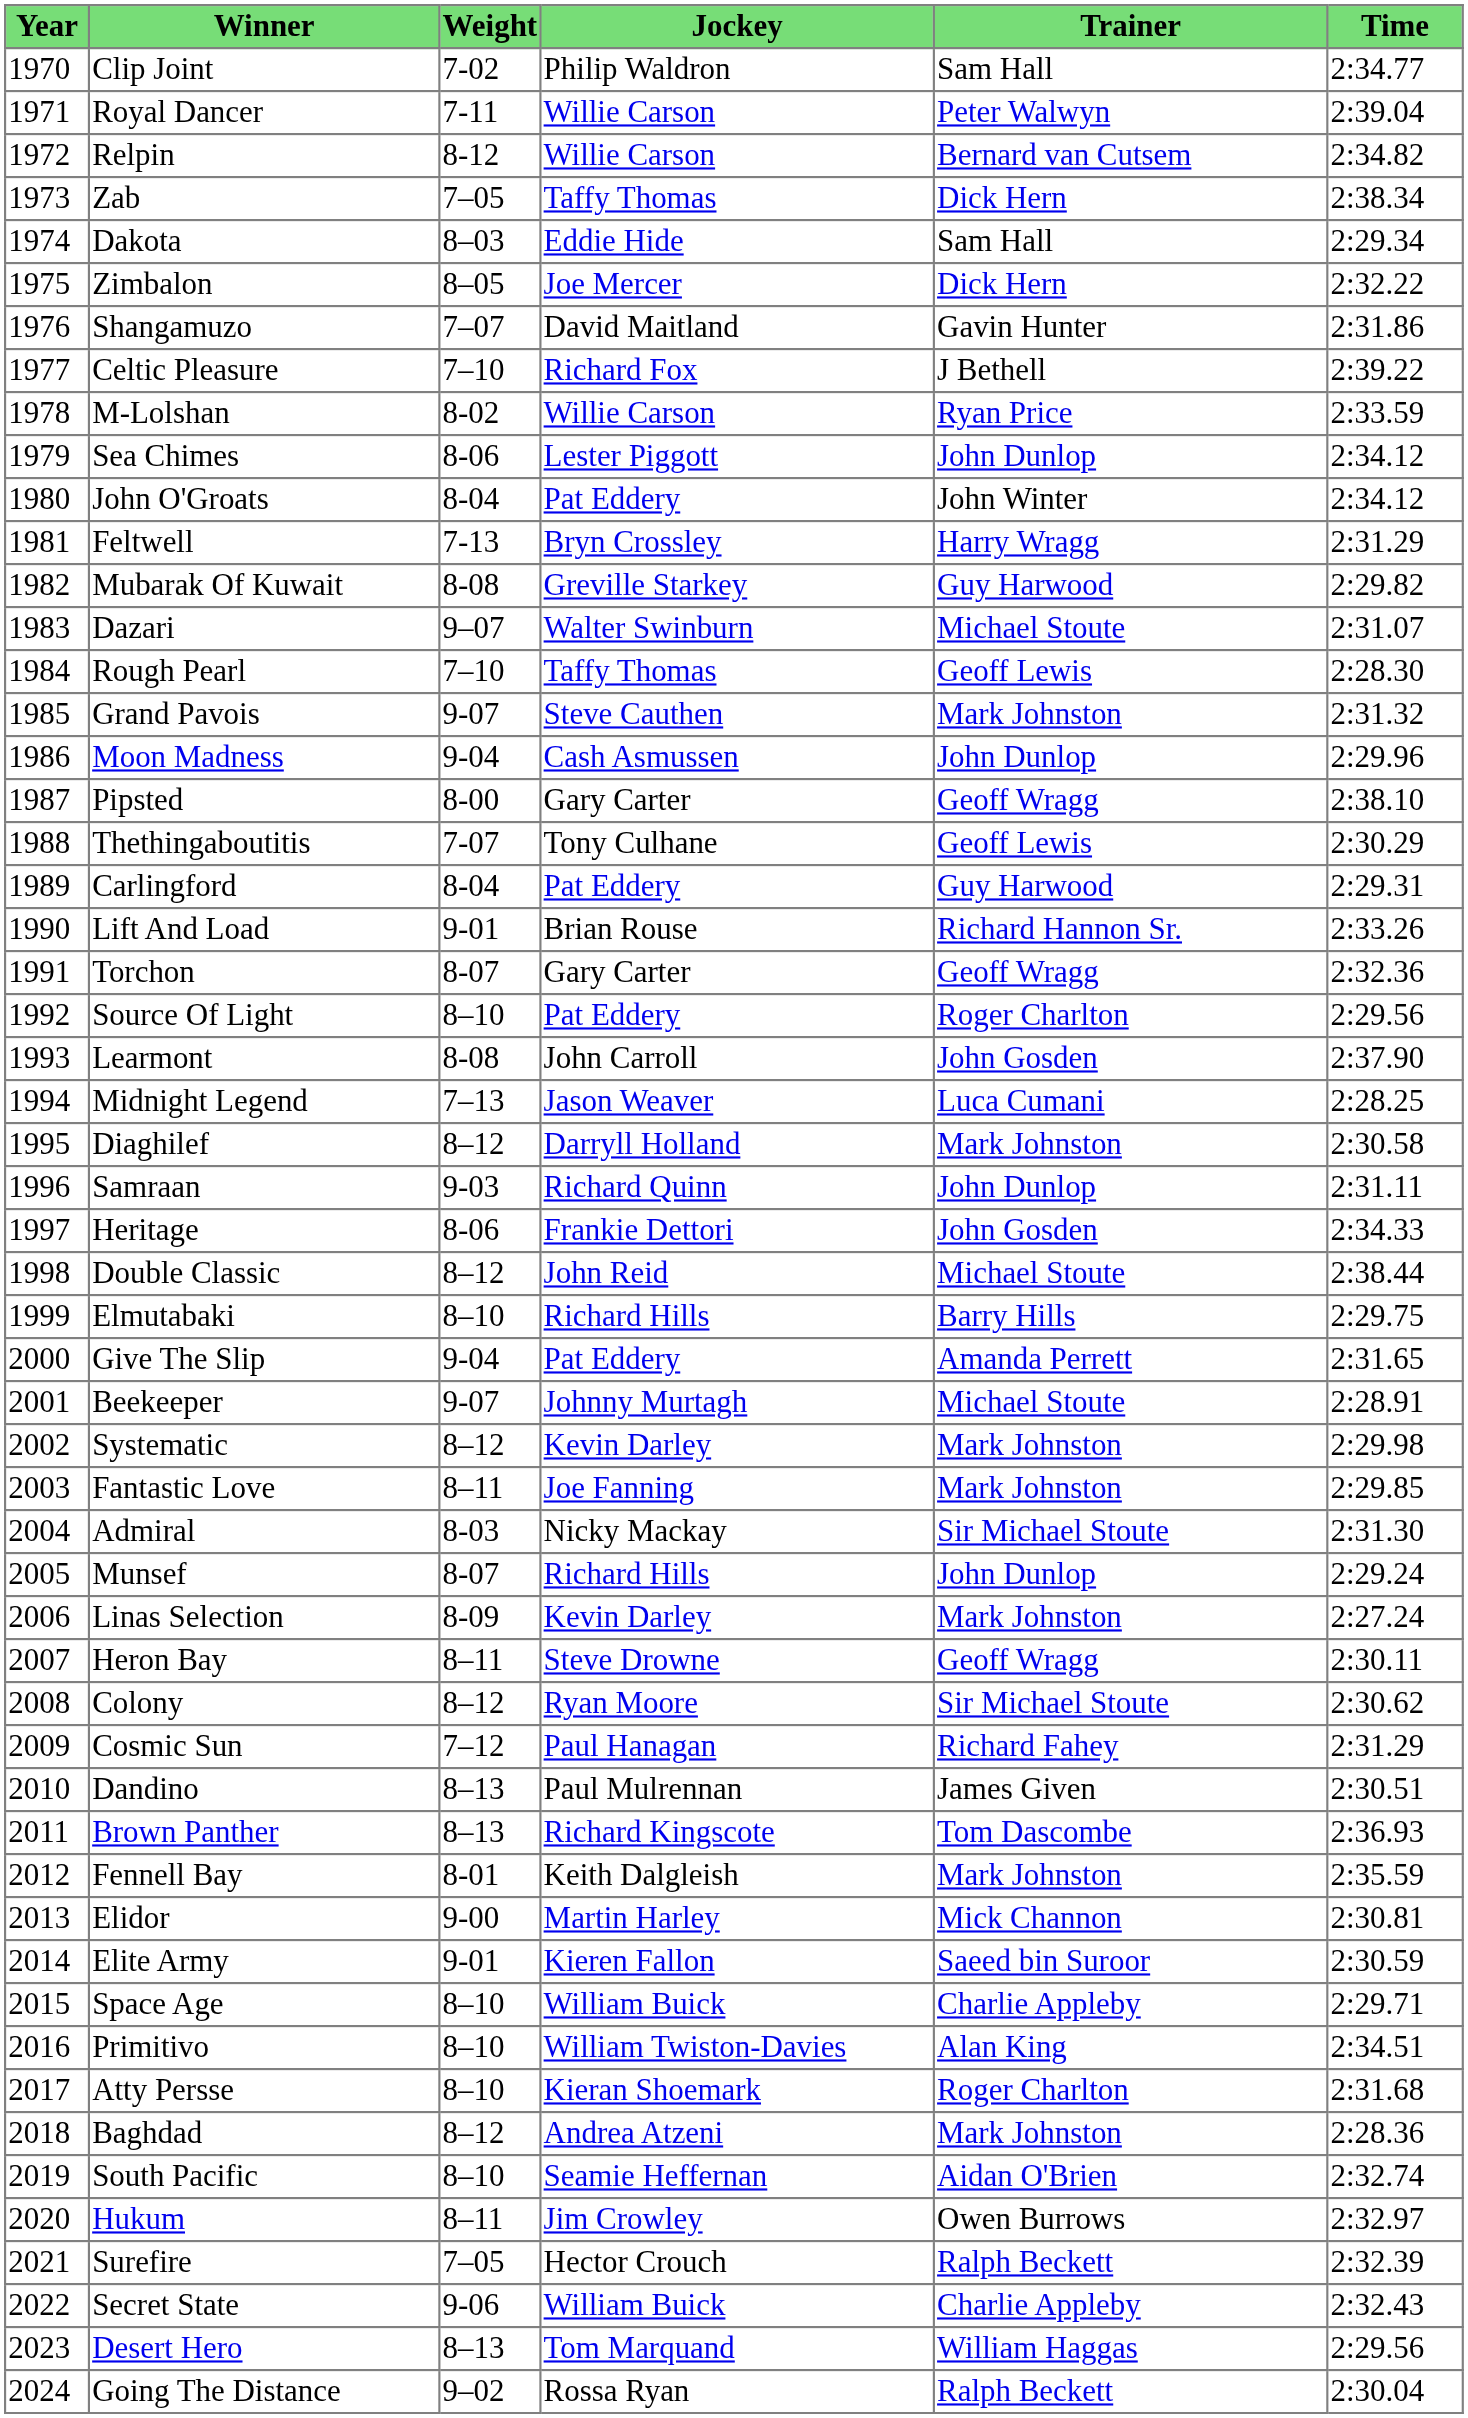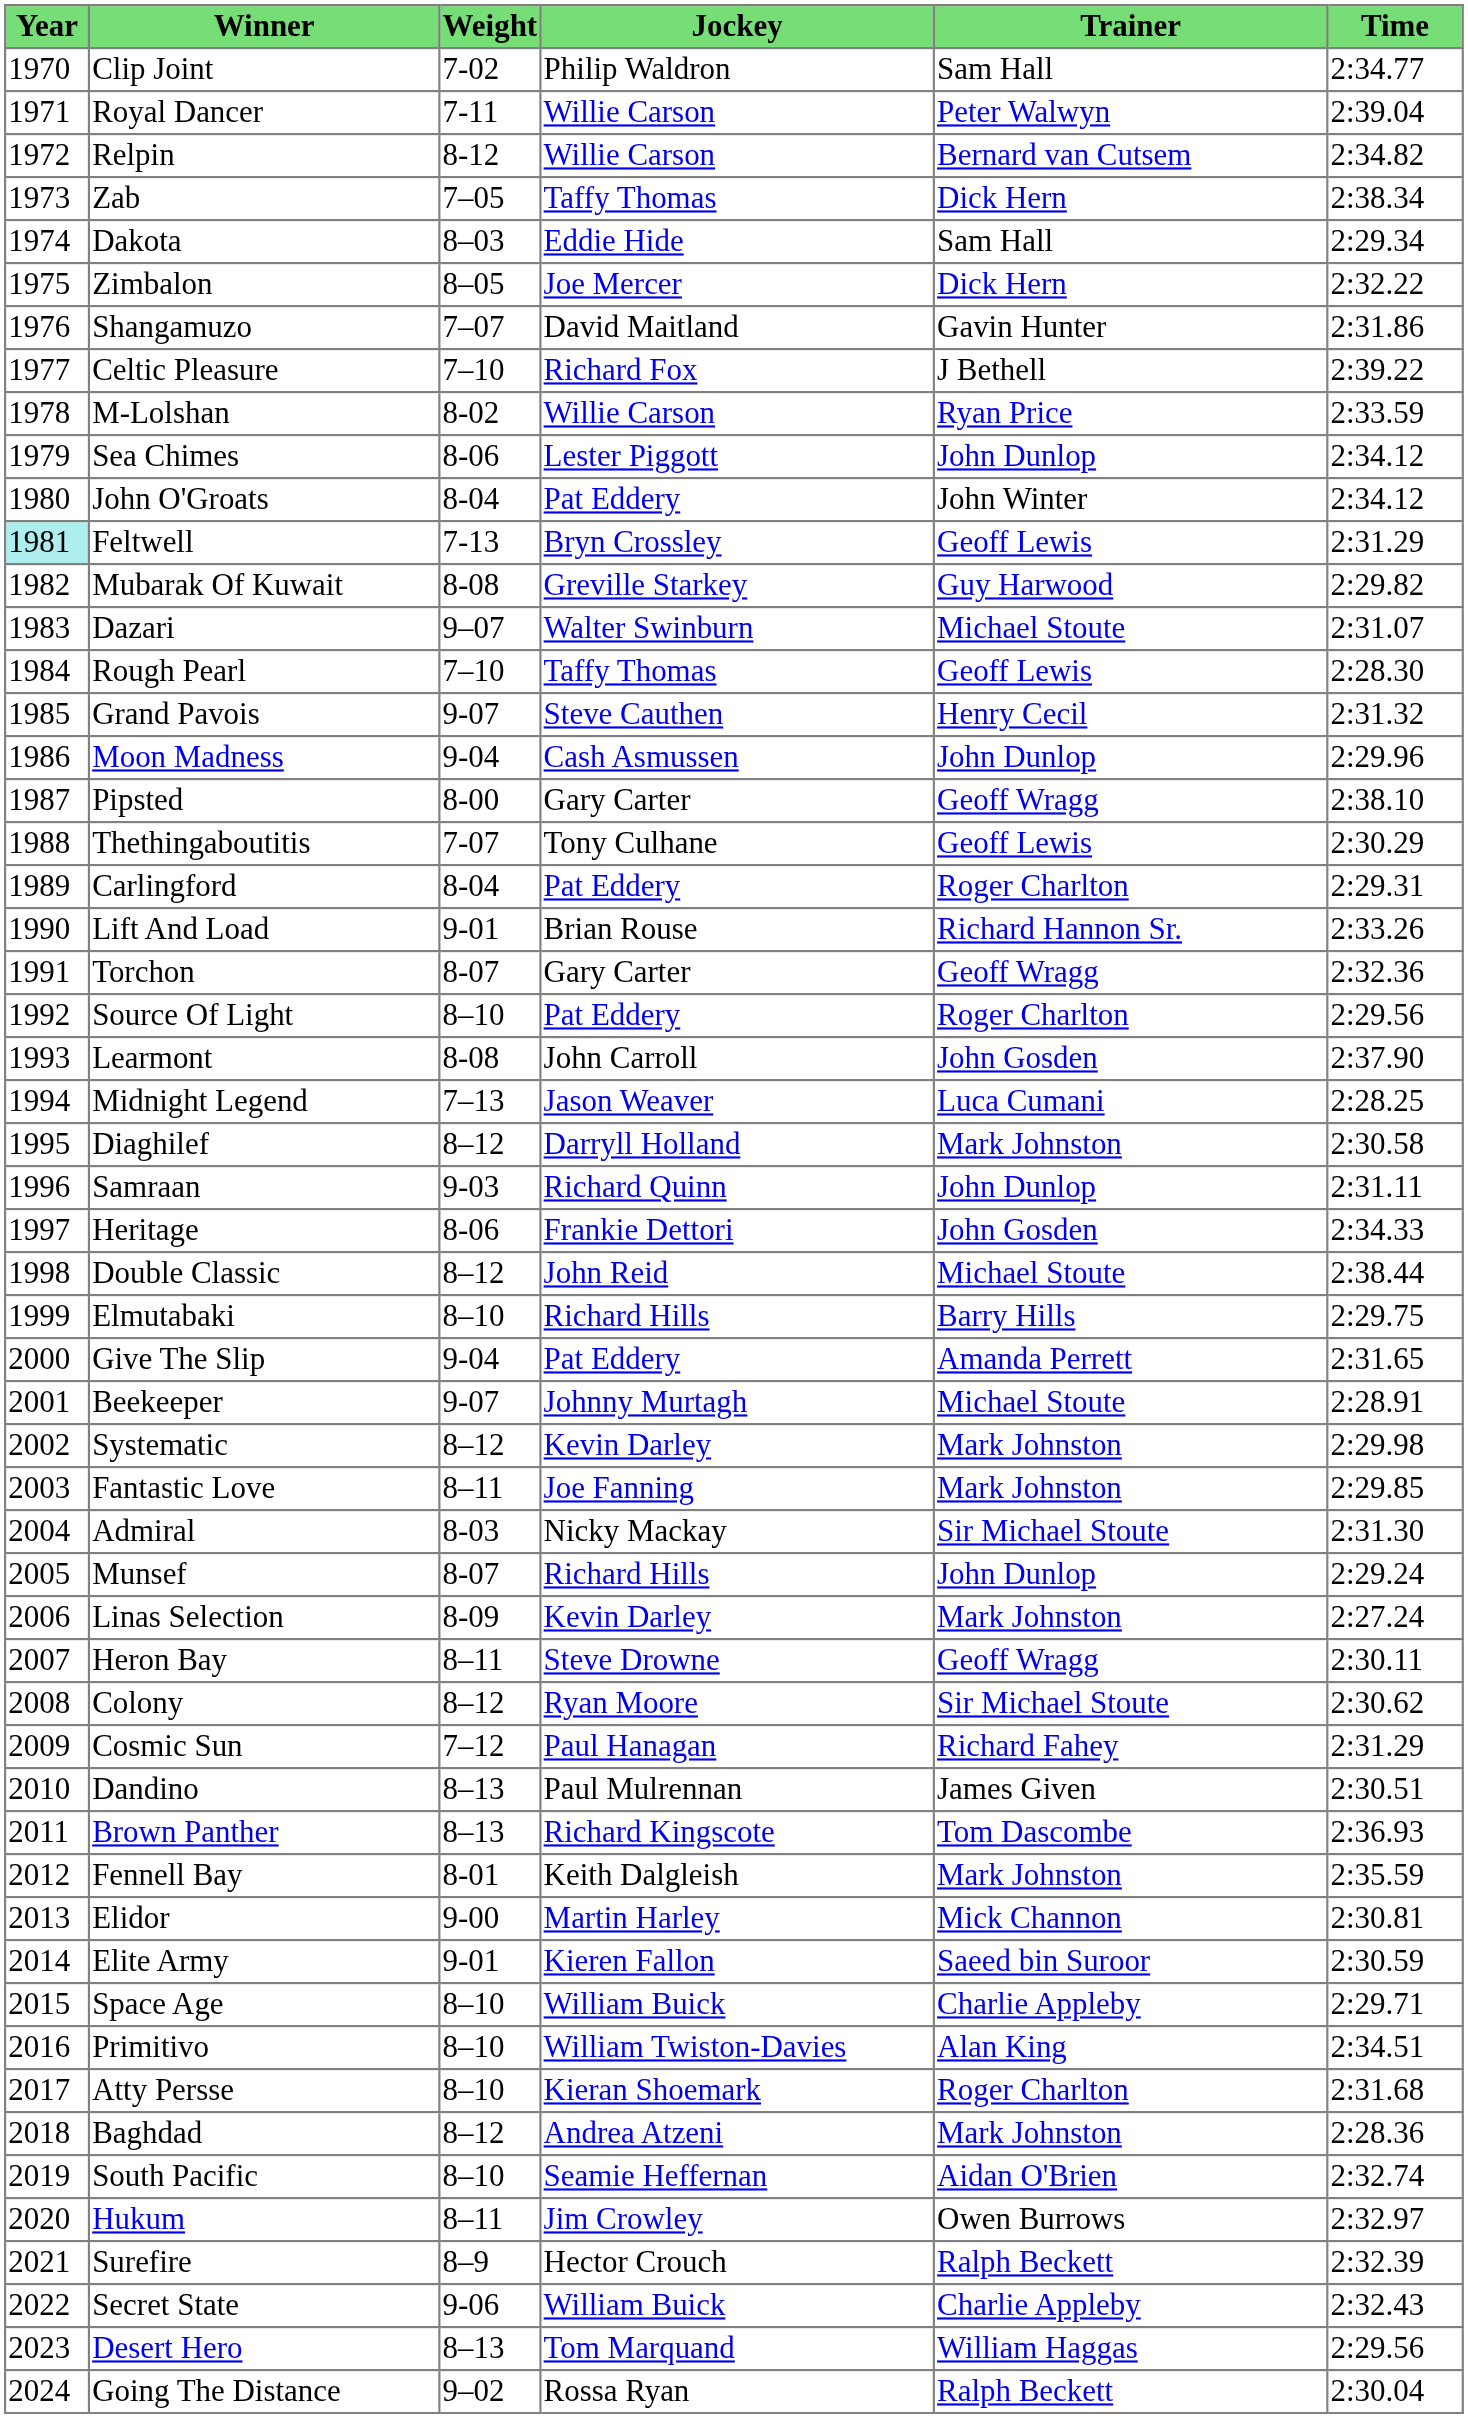(39, 542) no background -> (39, 542) paleturquoise background
(1018, 542) Harry Wragg -> (1015, 542) Geoff Lewis
(1029, 714) Mark Johnston -> (1012, 714) Henry Cecil
(1025, 886) Guy Harwood -> (1033, 886) Roger Charlton
(474, 2262) 7–05 -> (466, 2262) 8–9
